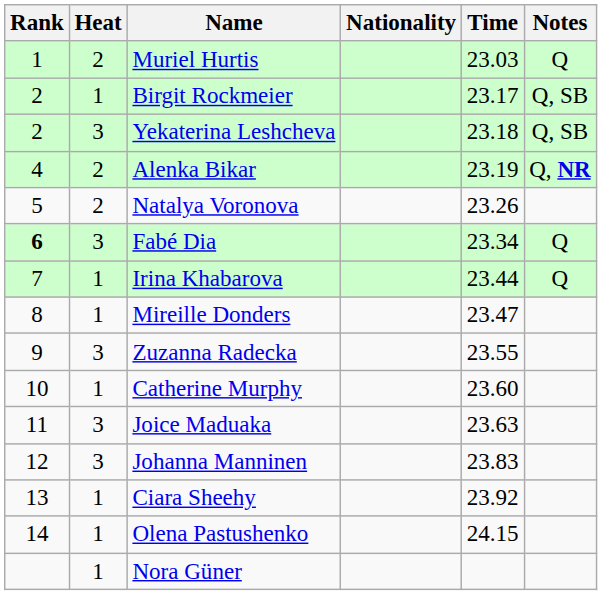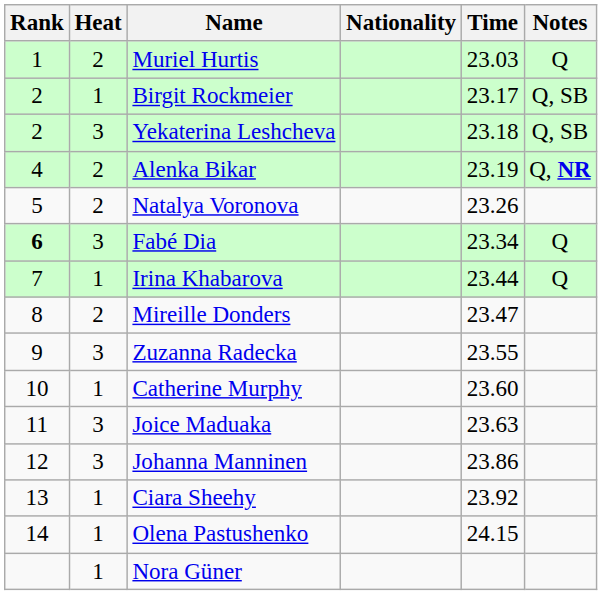(98, 315) 1 -> (98, 315) 2
(493, 461) 23.83 -> (493, 461) 23.86
